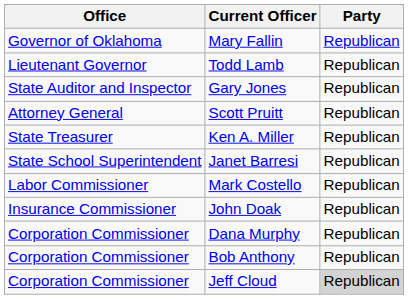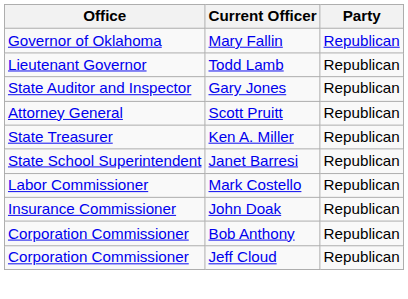- row: (254, 233)
(362, 281) lightgrey background -> (362, 257) no background
